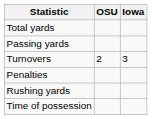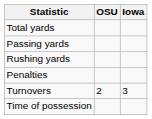rows swapped: (38, 91) <-> (29, 59)
